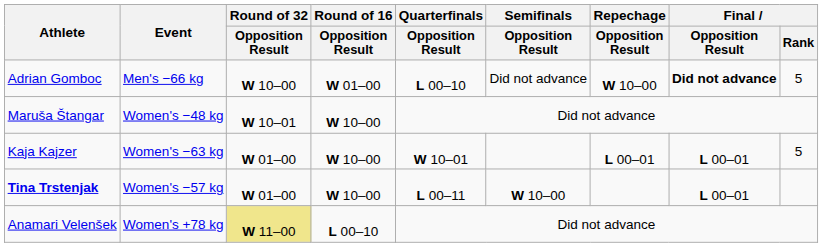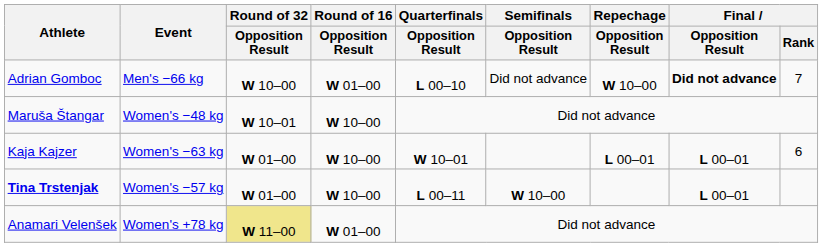(798, 79) 5 -> (798, 79) 7
(798, 152) 5 -> (798, 152) 6
(353, 232) L 00–10 -> (353, 232) W 01–00
